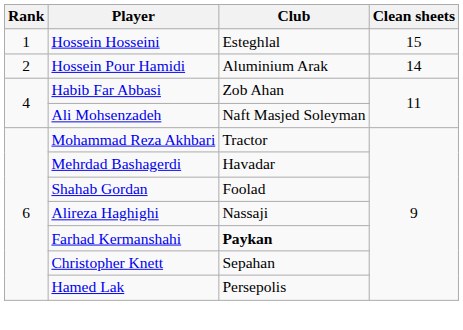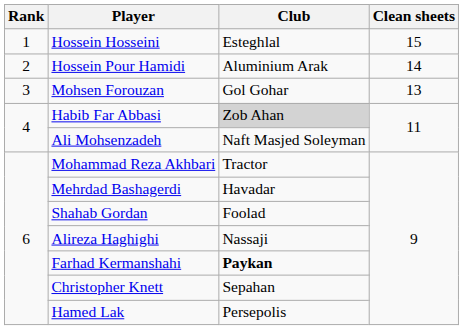+ row: (108, 90)
(253, 90) no background -> (253, 115) lightgrey background
